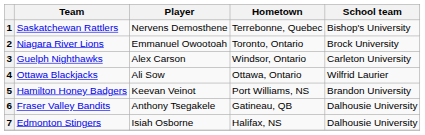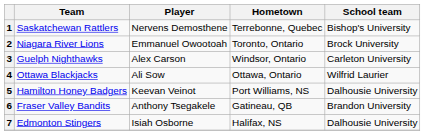(369, 91) Brandon University -> (372, 91) Dalhousie University
(372, 106) Dalhousie University -> (369, 106) Brandon University
